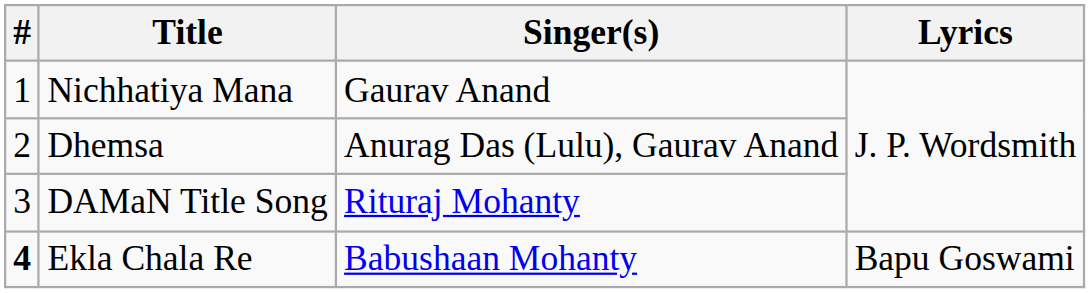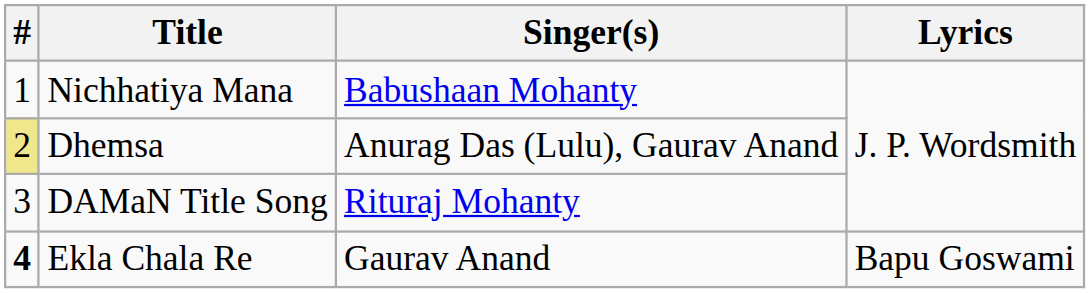(447, 88) Gaurav Anand -> (491, 88) Babushaan Mohanty
(22, 145) no background -> (22, 145) khaki background
(491, 257) Babushaan Mohanty -> (447, 257) Gaurav Anand
